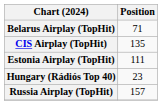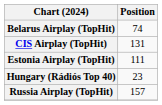(138, 28) 71 -> (138, 28) 74
(138, 44) 135 -> (138, 44) 131
